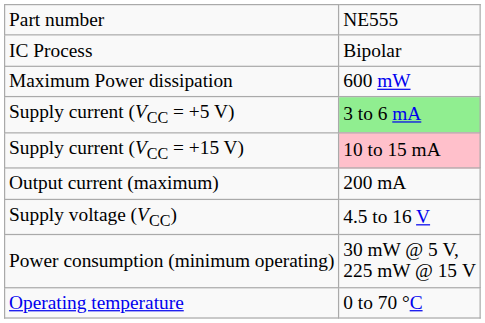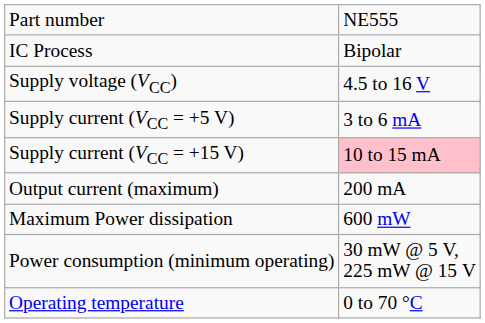rows swapped: (93, 216) <-> (121, 81)
(382, 114) lightgreen background -> (382, 119) no background
